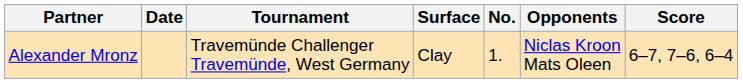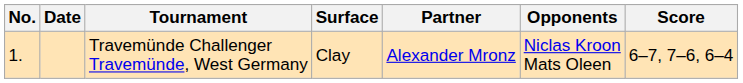columns swapped: (502, 18) <-> (73, 18)
